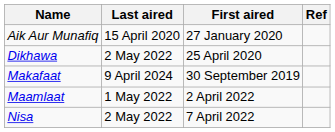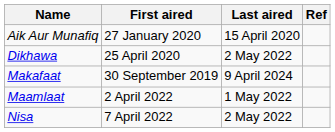columns swapped: (243, 14) <-> (142, 14)
